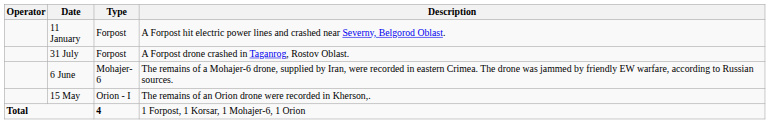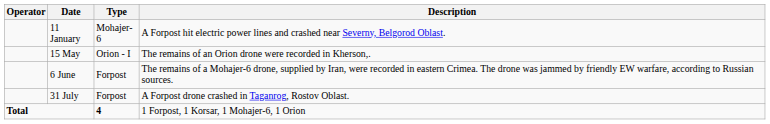(111, 33) Forpost -> (114, 33) Mohajer-6
rows swapped: (65, 96) <-> (64, 54)
(114, 75) Mohajer-6 -> (111, 75) Forpost
